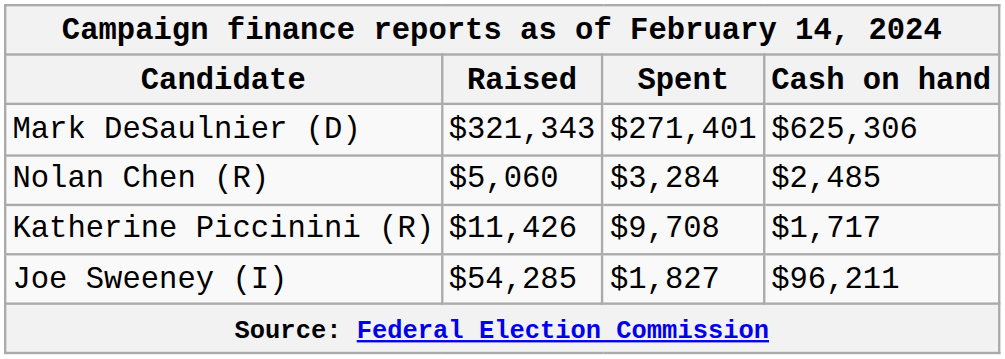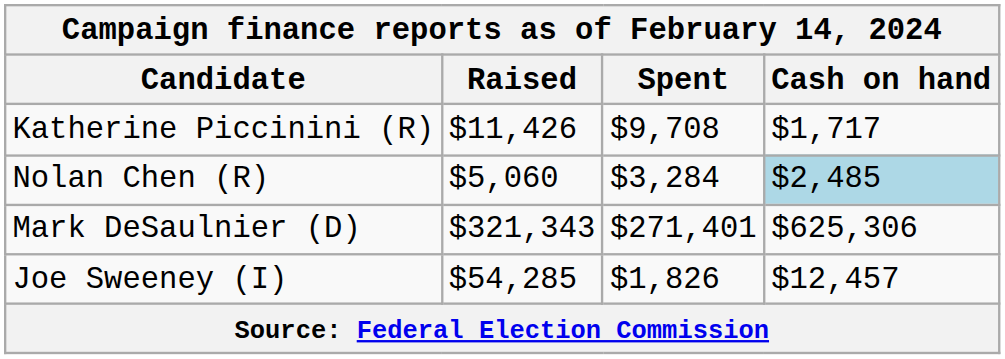rows swapped: (187, 130) <-> (223, 229)
(826, 179) no background -> (826, 179) lightblue background
(665, 279) $1,827 -> (665, 279) $1,826
(835, 279) $96,211 -> (835, 279) $12,457
